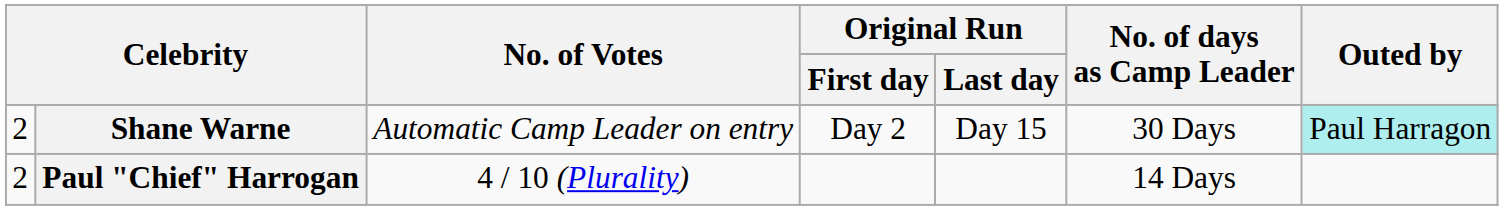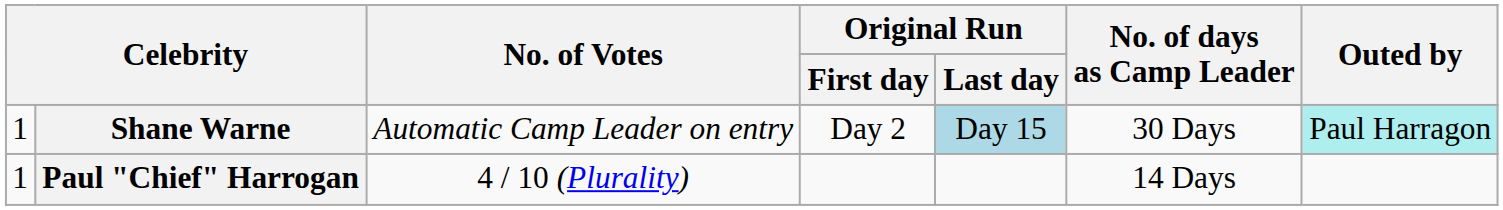(20, 128) 2 -> (20, 128) 1
(1001, 128) no background -> (1001, 128) lightblue background
(20, 178) 2 -> (20, 178) 1
